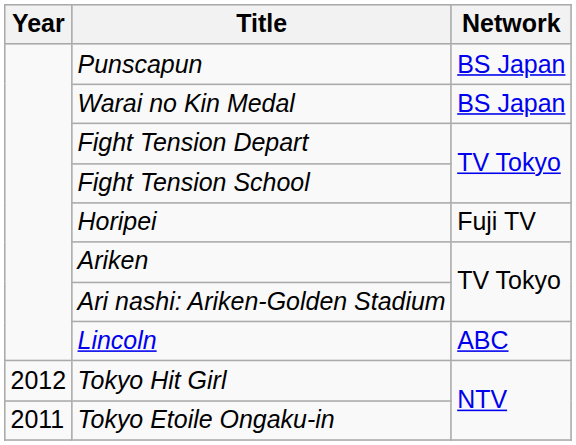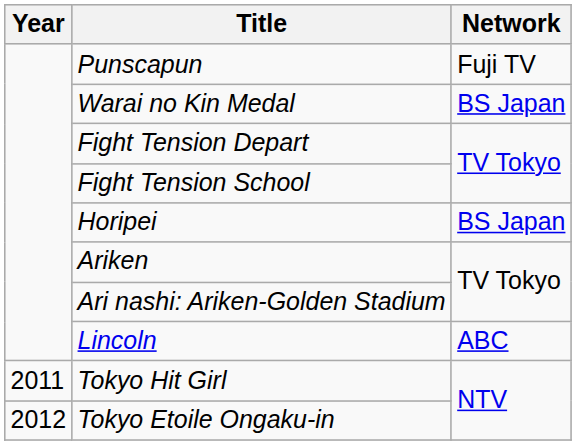(511, 63) BS Japan -> (496, 63) Fuji TV
(496, 222) Fuji TV -> (511, 222) BS Japan
(38, 380) 2012 -> (37, 380) 2011
(37, 420) 2011 -> (38, 420) 2012
